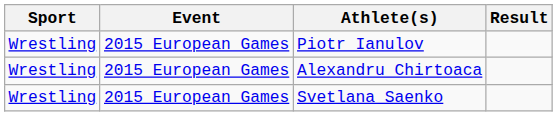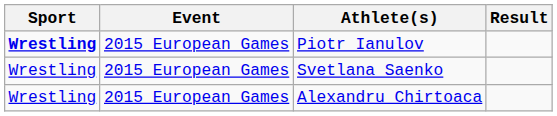(52, 44) normal -> (52, 44) bold
rows swapped: (370, 97) <-> (390, 71)
